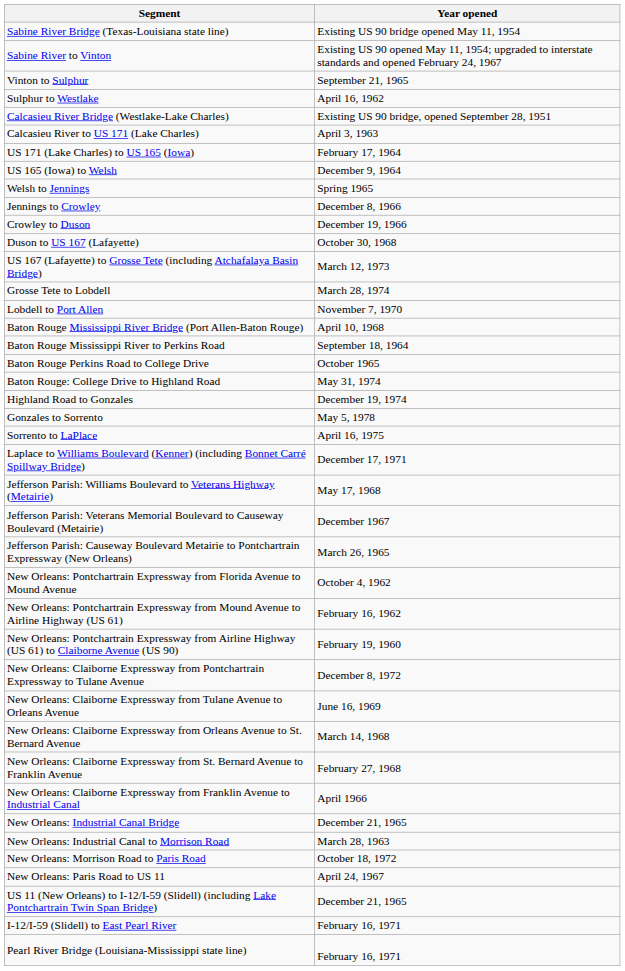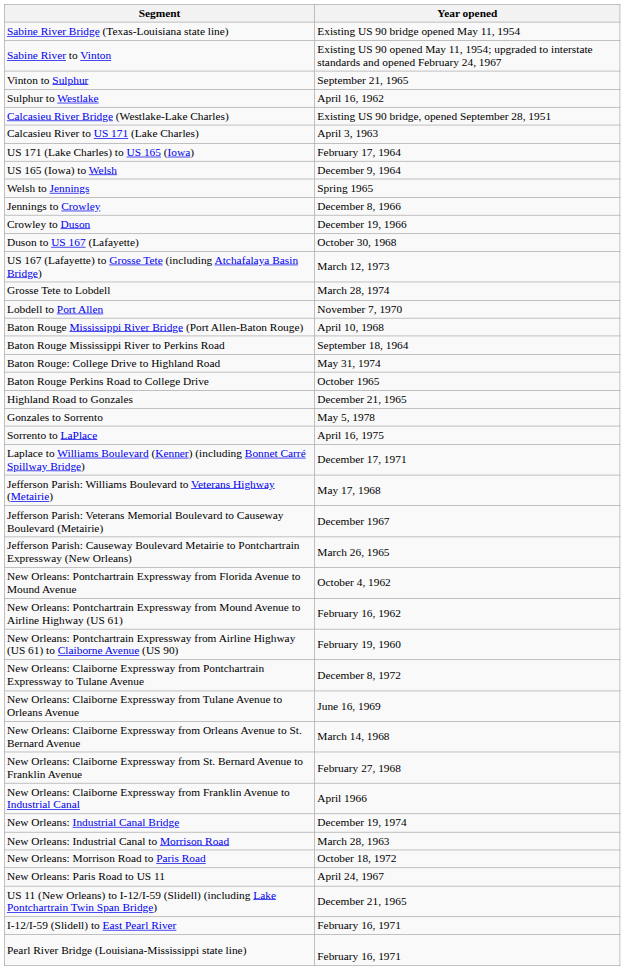rows swapped: (108, 363) <-> (114, 381)
(362, 399) December 19, 1974 -> (362, 399) December 21, 1965
(362, 822) December 21, 1965 -> (362, 822) December 19, 1974
